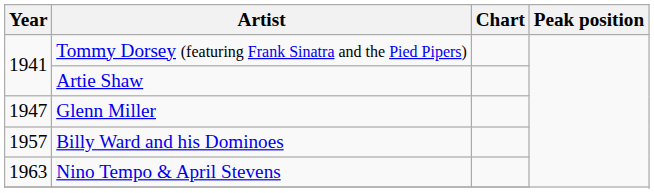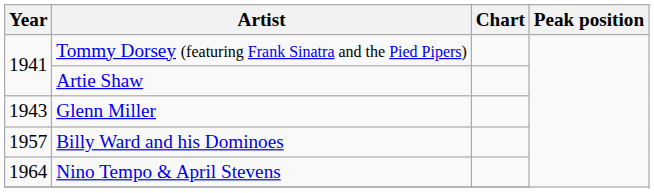(28, 111) 1947 -> (28, 111) 1943
(28, 171) 1963 -> (28, 171) 1964
